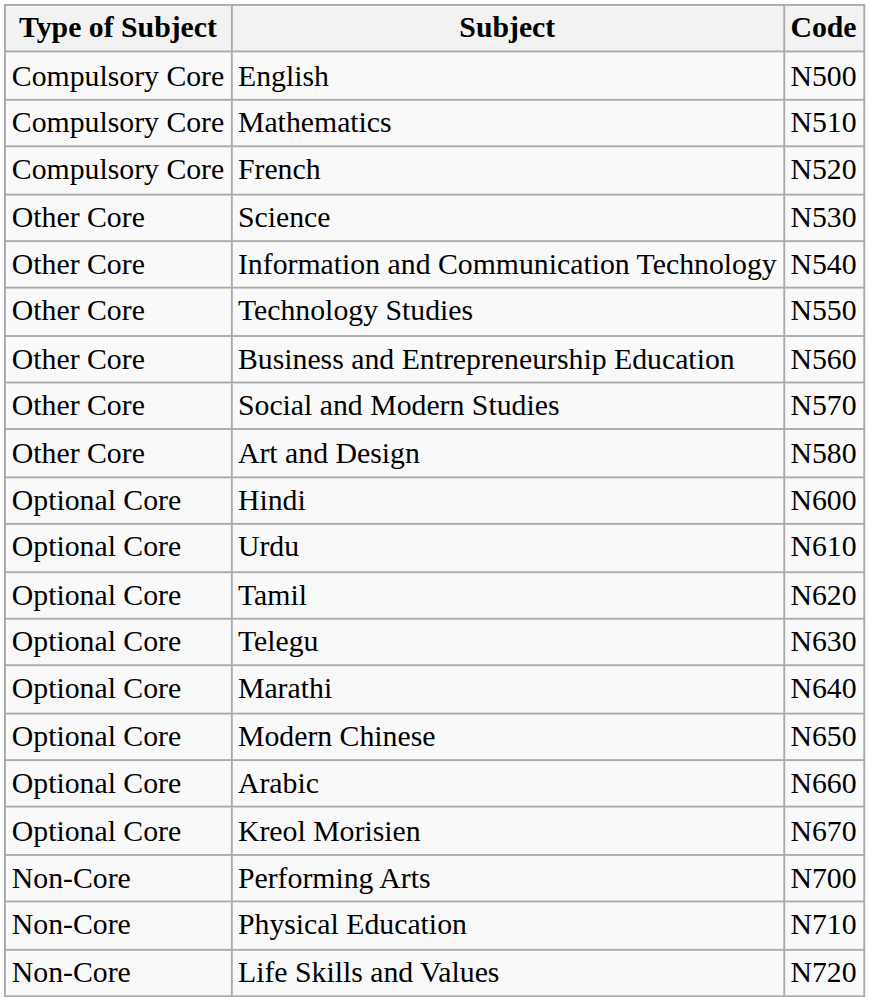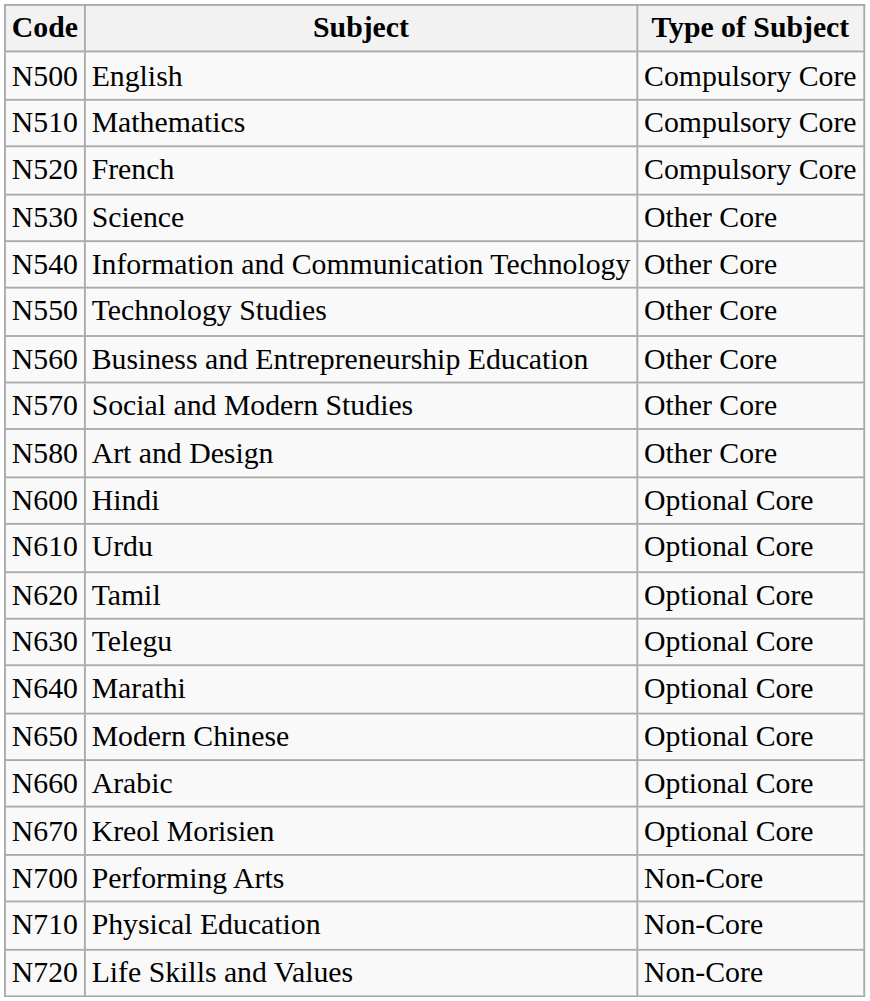columns swapped: (823, 28) <-> (118, 28)
